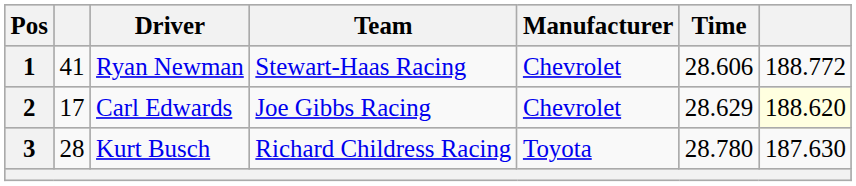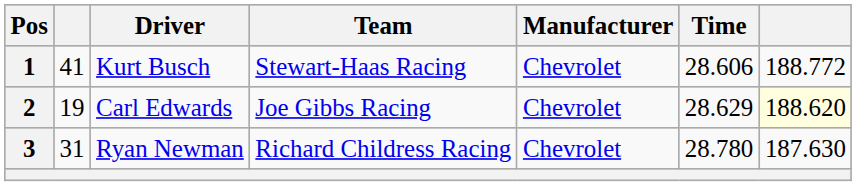(170, 66) Ryan Newman -> (153, 66) Kurt Busch
(72, 107) 17 -> (72, 107) 19
(72, 148) 28 -> (72, 148) 31
(153, 148) Kurt Busch -> (170, 148) Ryan Newman
(557, 148) Toyota -> (572, 148) Chevrolet
